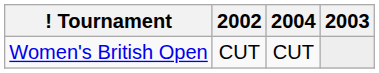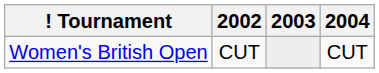columns swapped: (347, 21) <-> (293, 21)
